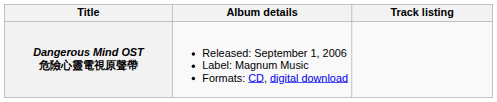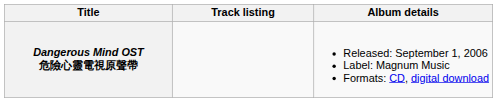columns swapped: (262, 13) <-> (422, 13)
